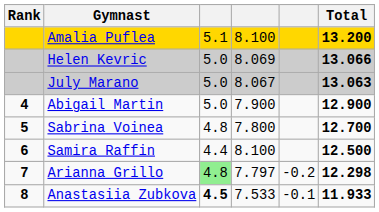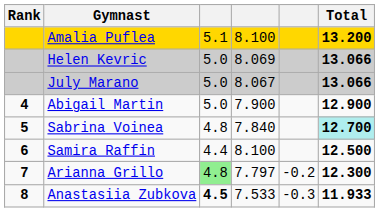(347, 83) 13.063 -> (347, 83) 13.066
(255, 128) 7.800 -> (255, 128) 7.840
(347, 128) no background -> (347, 128) paleturquoise background
(347, 173) 12.298 -> (347, 173) 12.300
(299, 195) -0.1 -> (299, 195) -0.3
